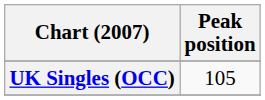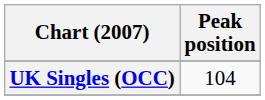(220, 77) 105 -> (220, 77) 104
